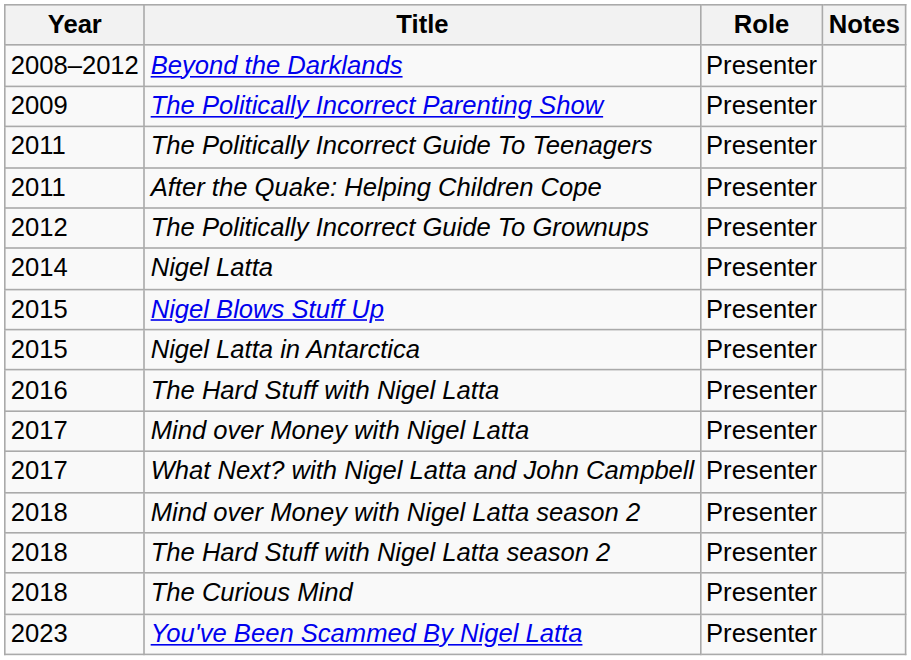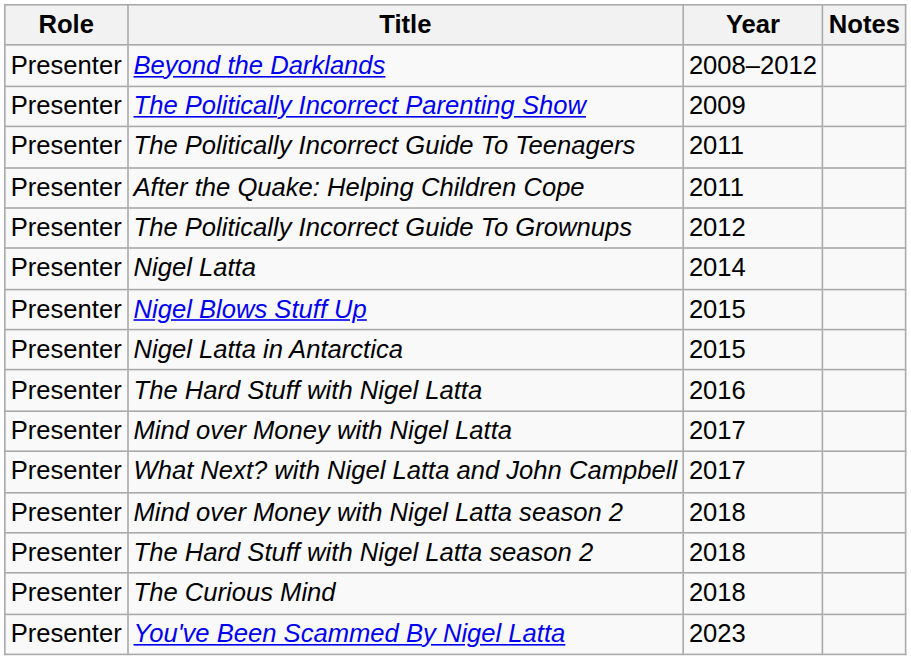columns swapped: (75, 24) <-> (762, 24)
